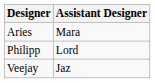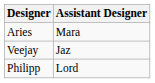rows swapped: (24, 50) <-> (23, 68)
